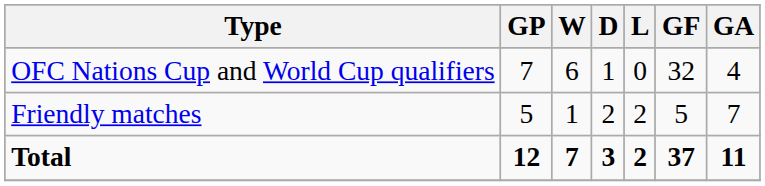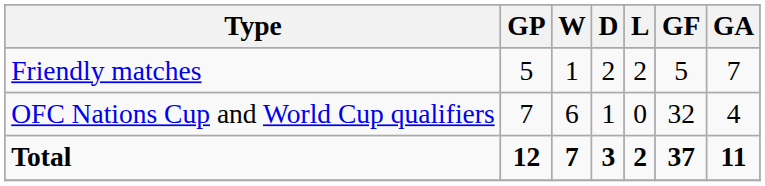rows swapped: (106, 113) <-> (253, 69)
